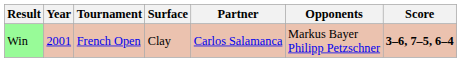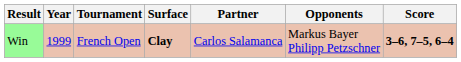(59, 40) 2001 -> (59, 40) 1999
(159, 40) normal -> (160, 40) bold
